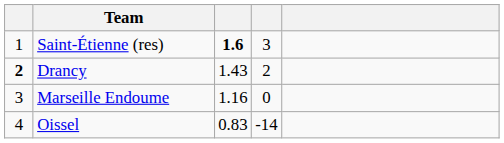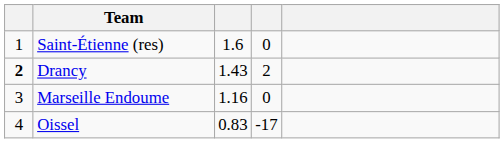(233, 44) bold -> (233, 44) normal
(266, 44) 3 -> (266, 44) 0
(266, 124) -14 -> (266, 124) -17
